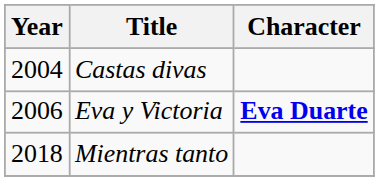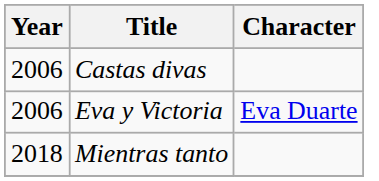(37, 69) 2004 -> (37, 69) 2006
(304, 111) bold -> (299, 111) normal
